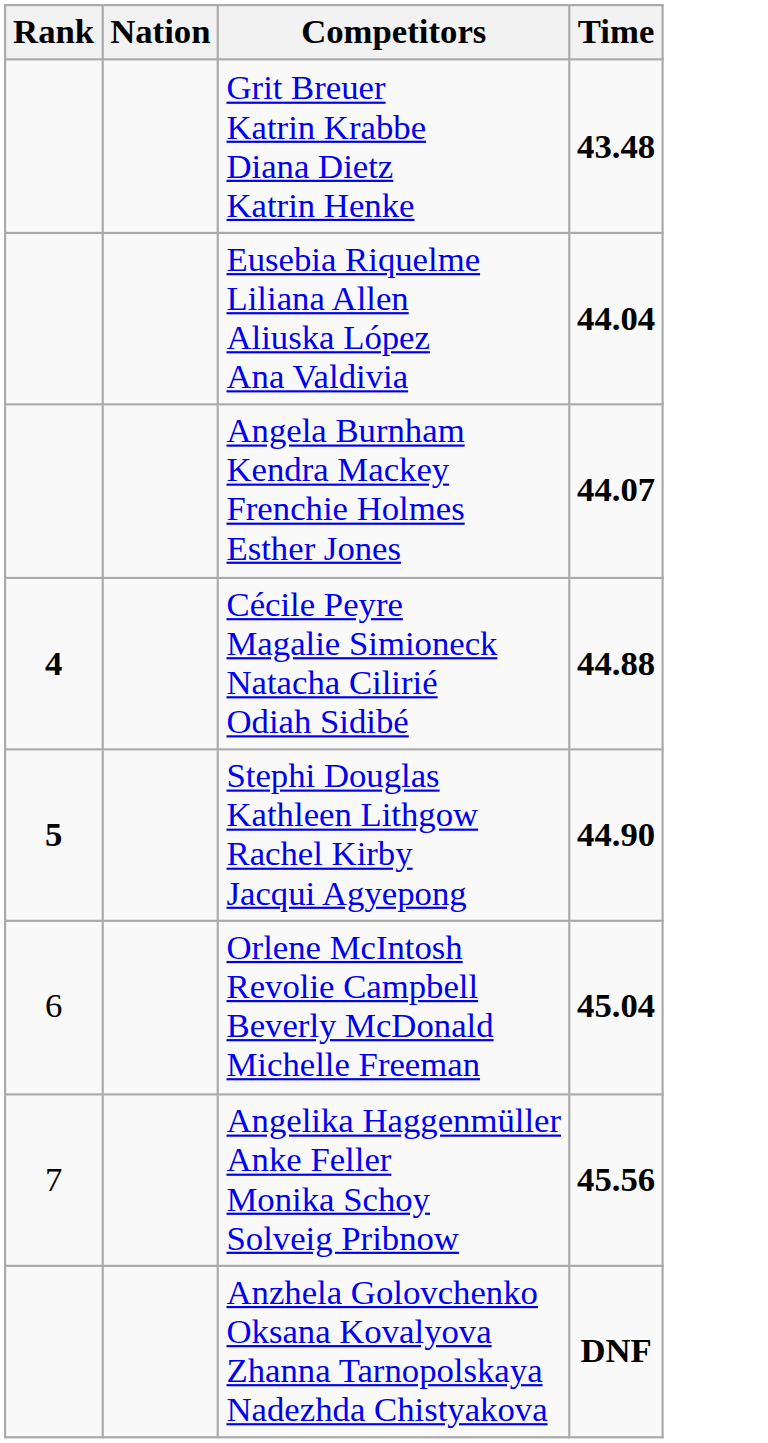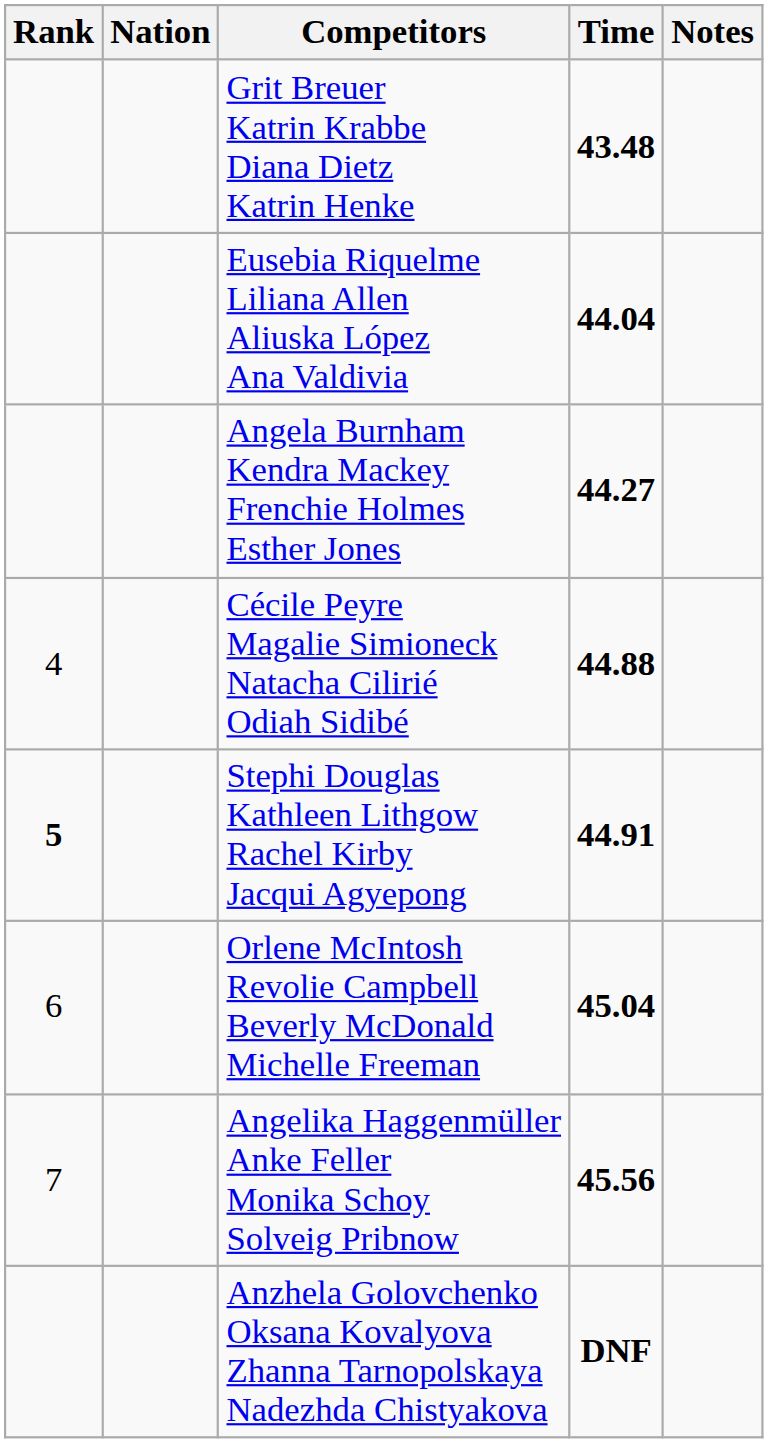+ column: (713, 32)
(616, 490) 44.07 -> (616, 490) 44.27
(54, 662) bold -> (54, 662) normal
(616, 834) 44.90 -> (616, 834) 44.91
